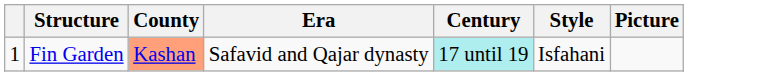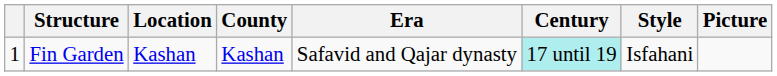+ column: (172, 20)
(164, 53) lightsalmon background -> (253, 53) no background
